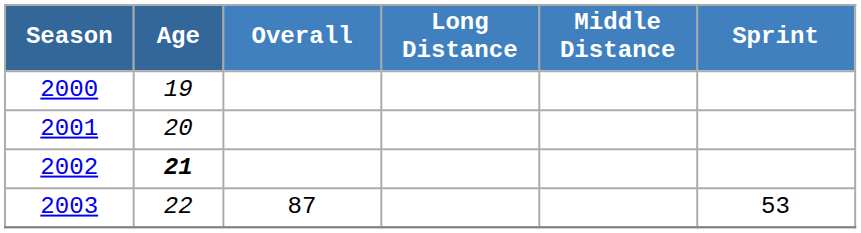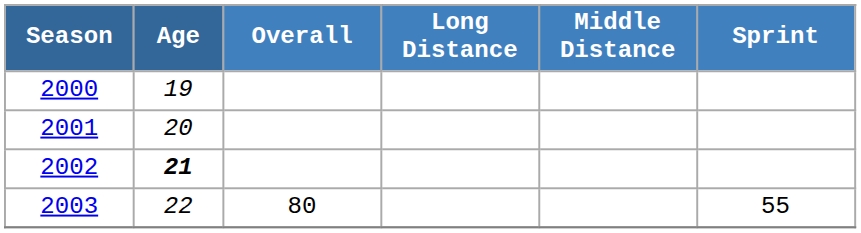(302, 208) 87 -> (302, 208) 80
(776, 208) 53 -> (776, 208) 55
